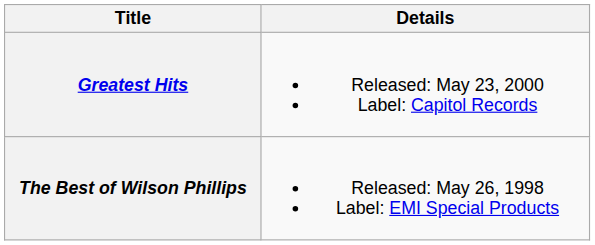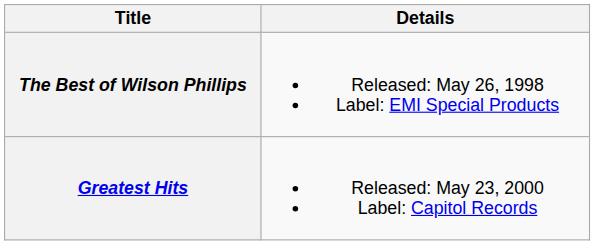rows swapped: (133, 188) <-> (133, 84)
